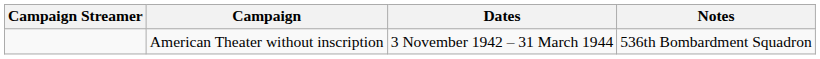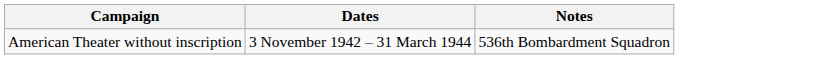- column: (75, 16)
